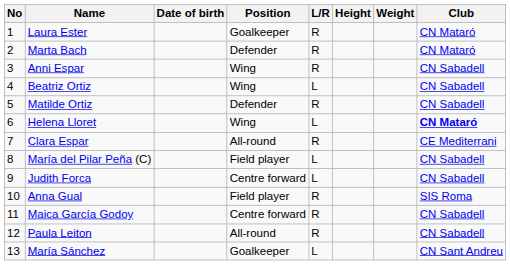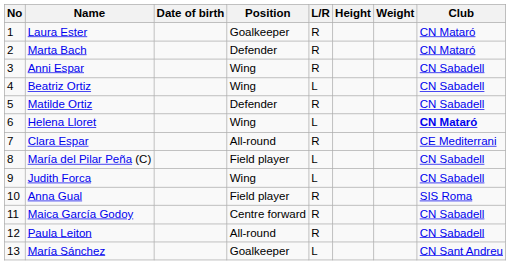(268, 178) Centre forward -> (243, 178) Wing
